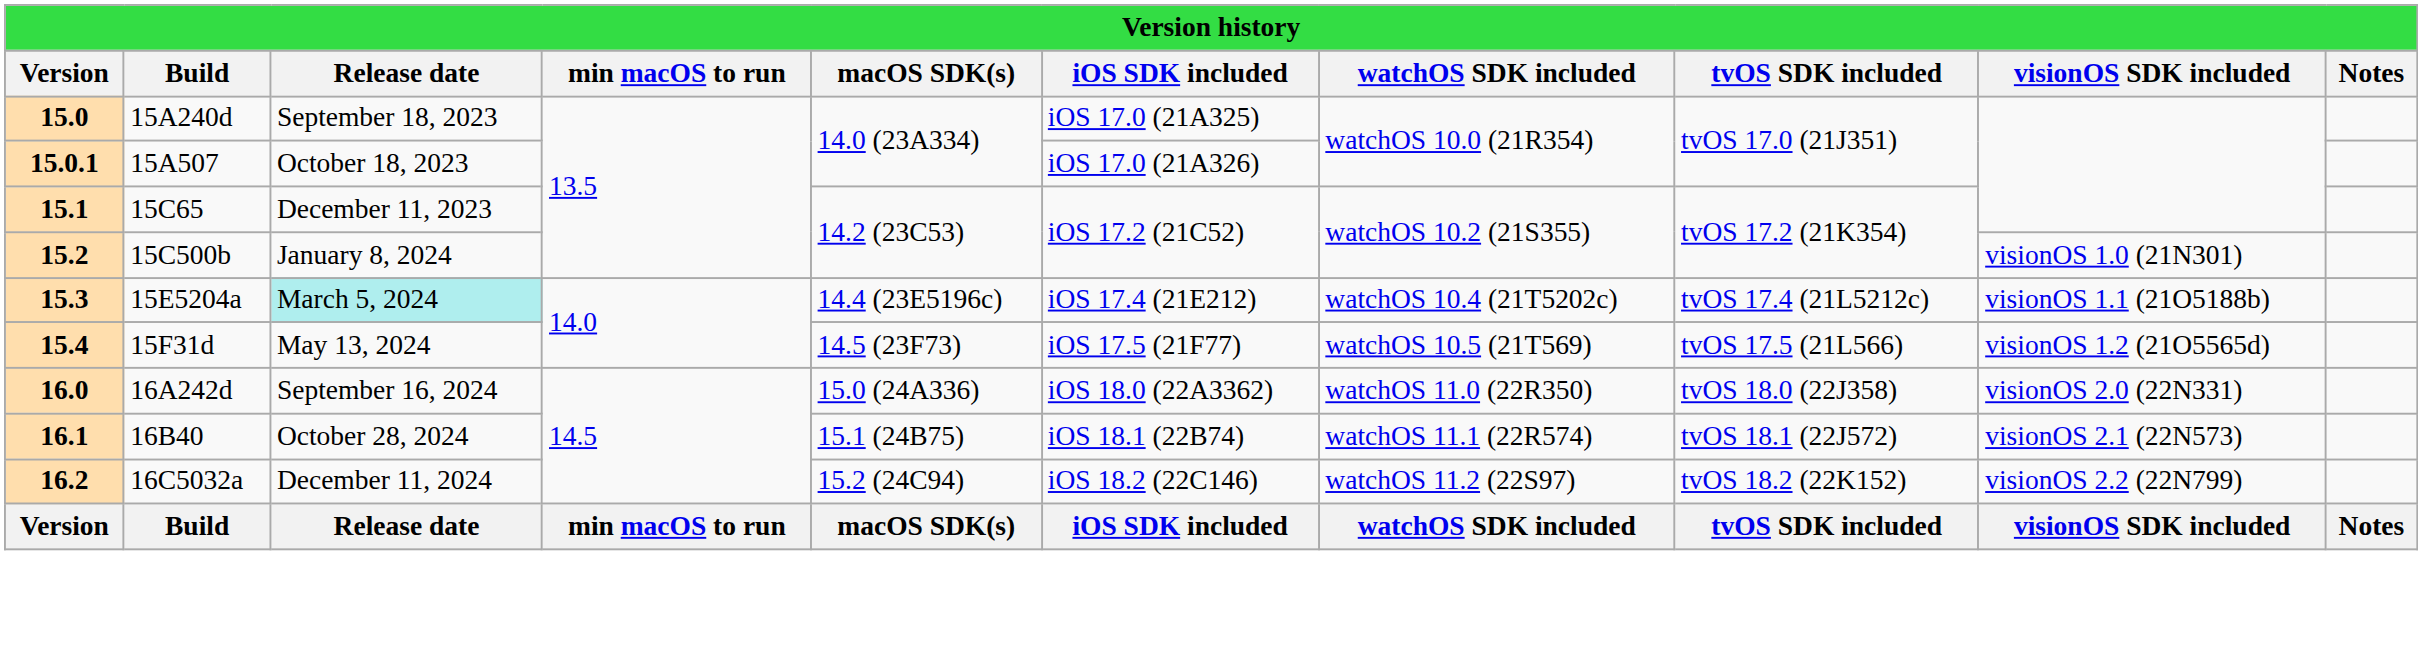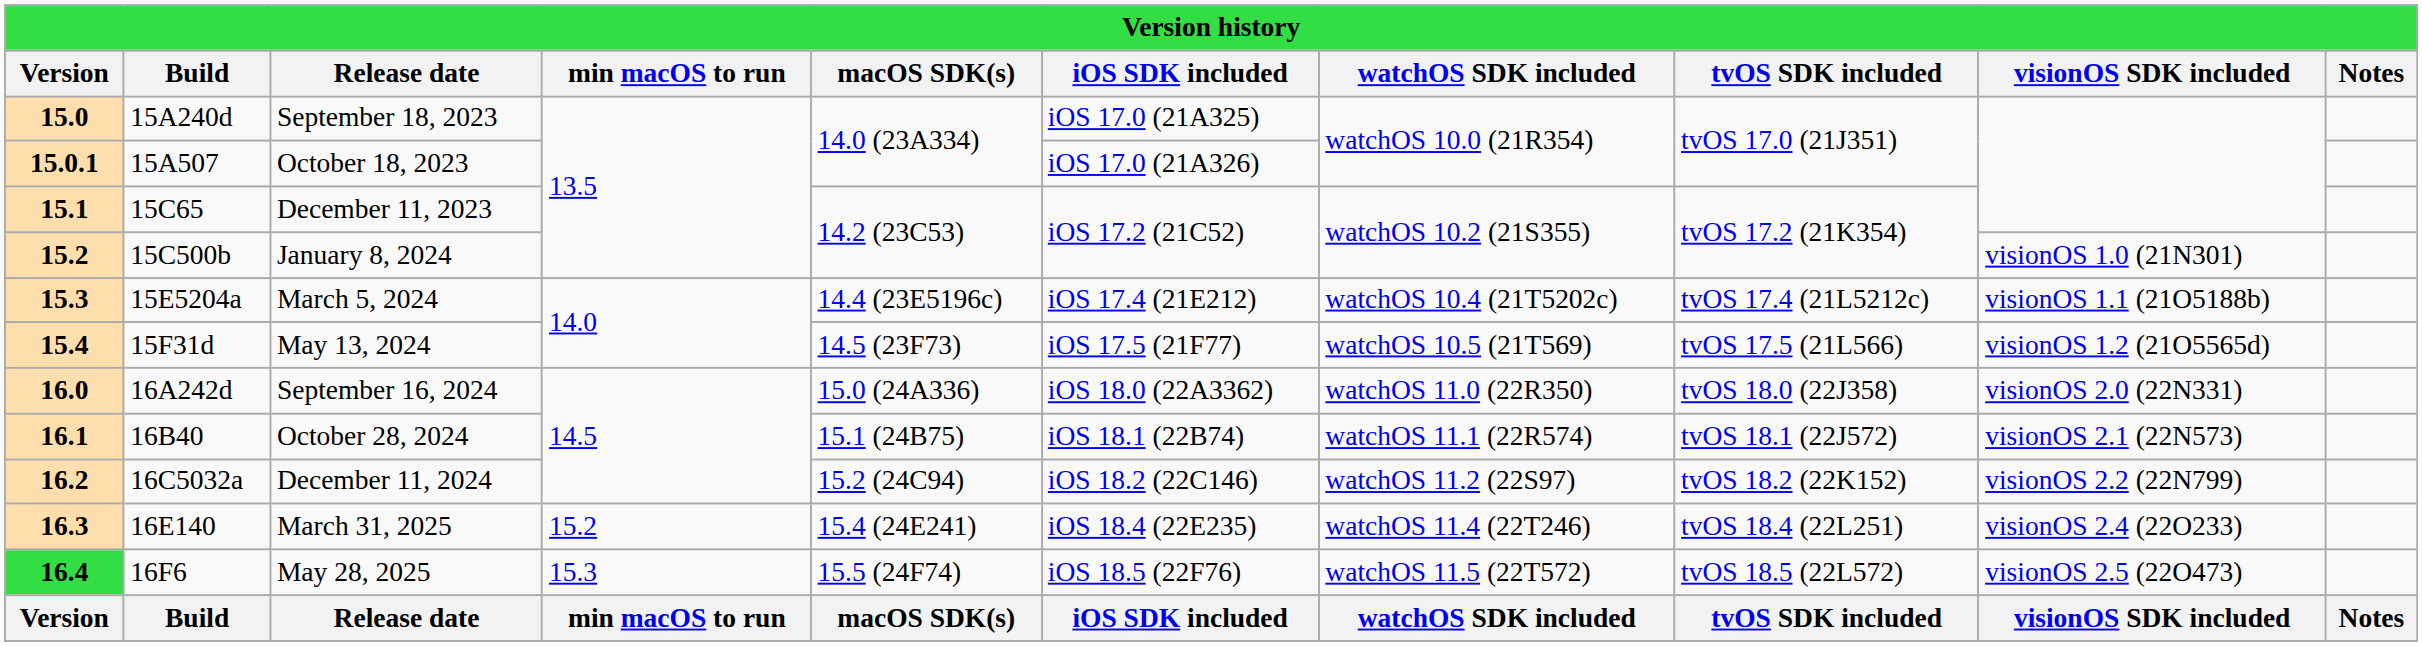(357, 299) paleturquoise background -> (357, 299) no background
+ row: (173, 526)
+ row: (159, 571)
